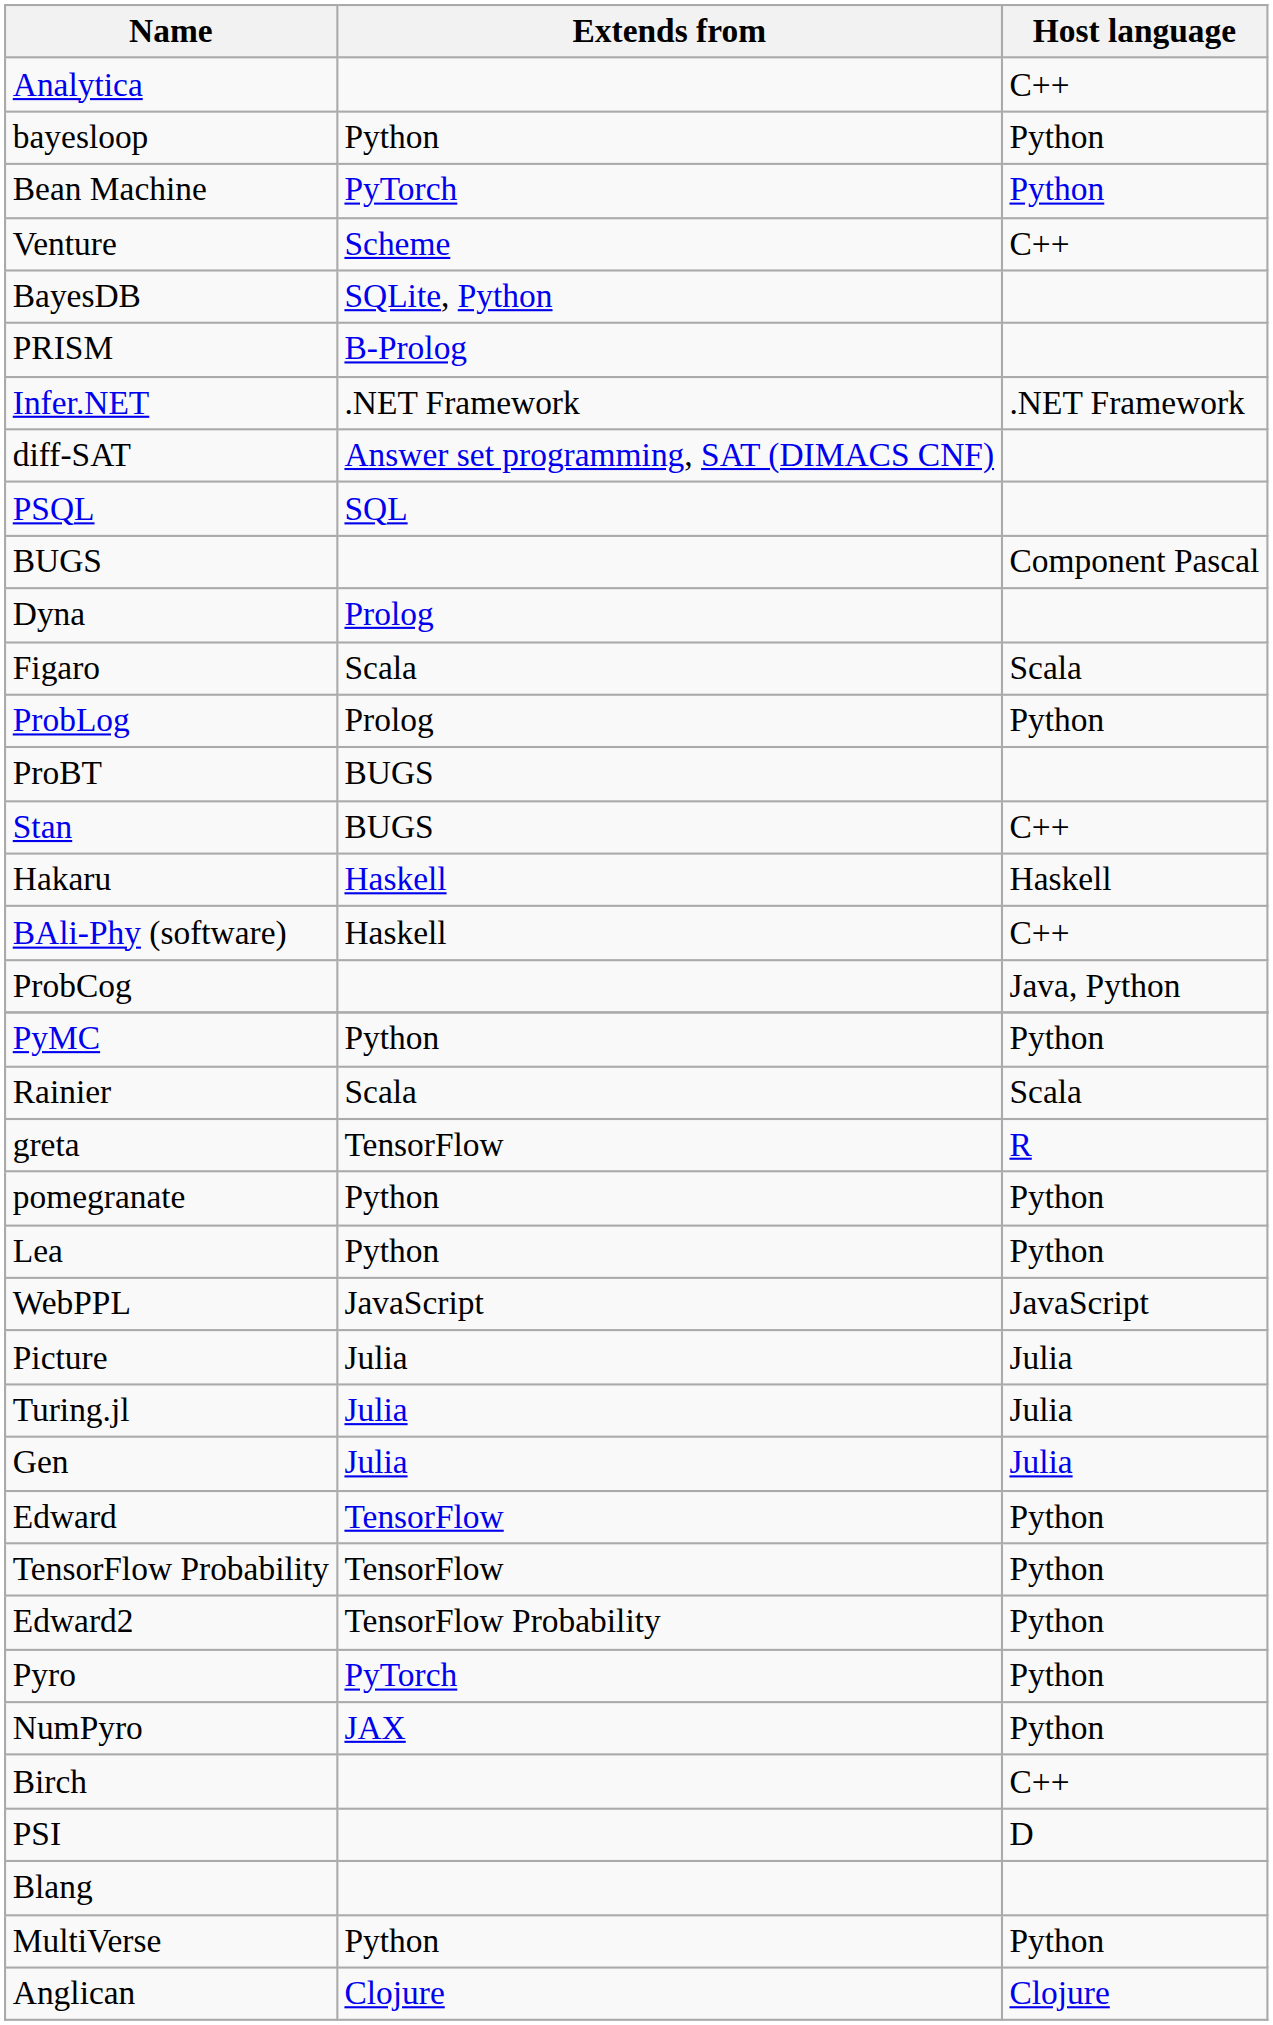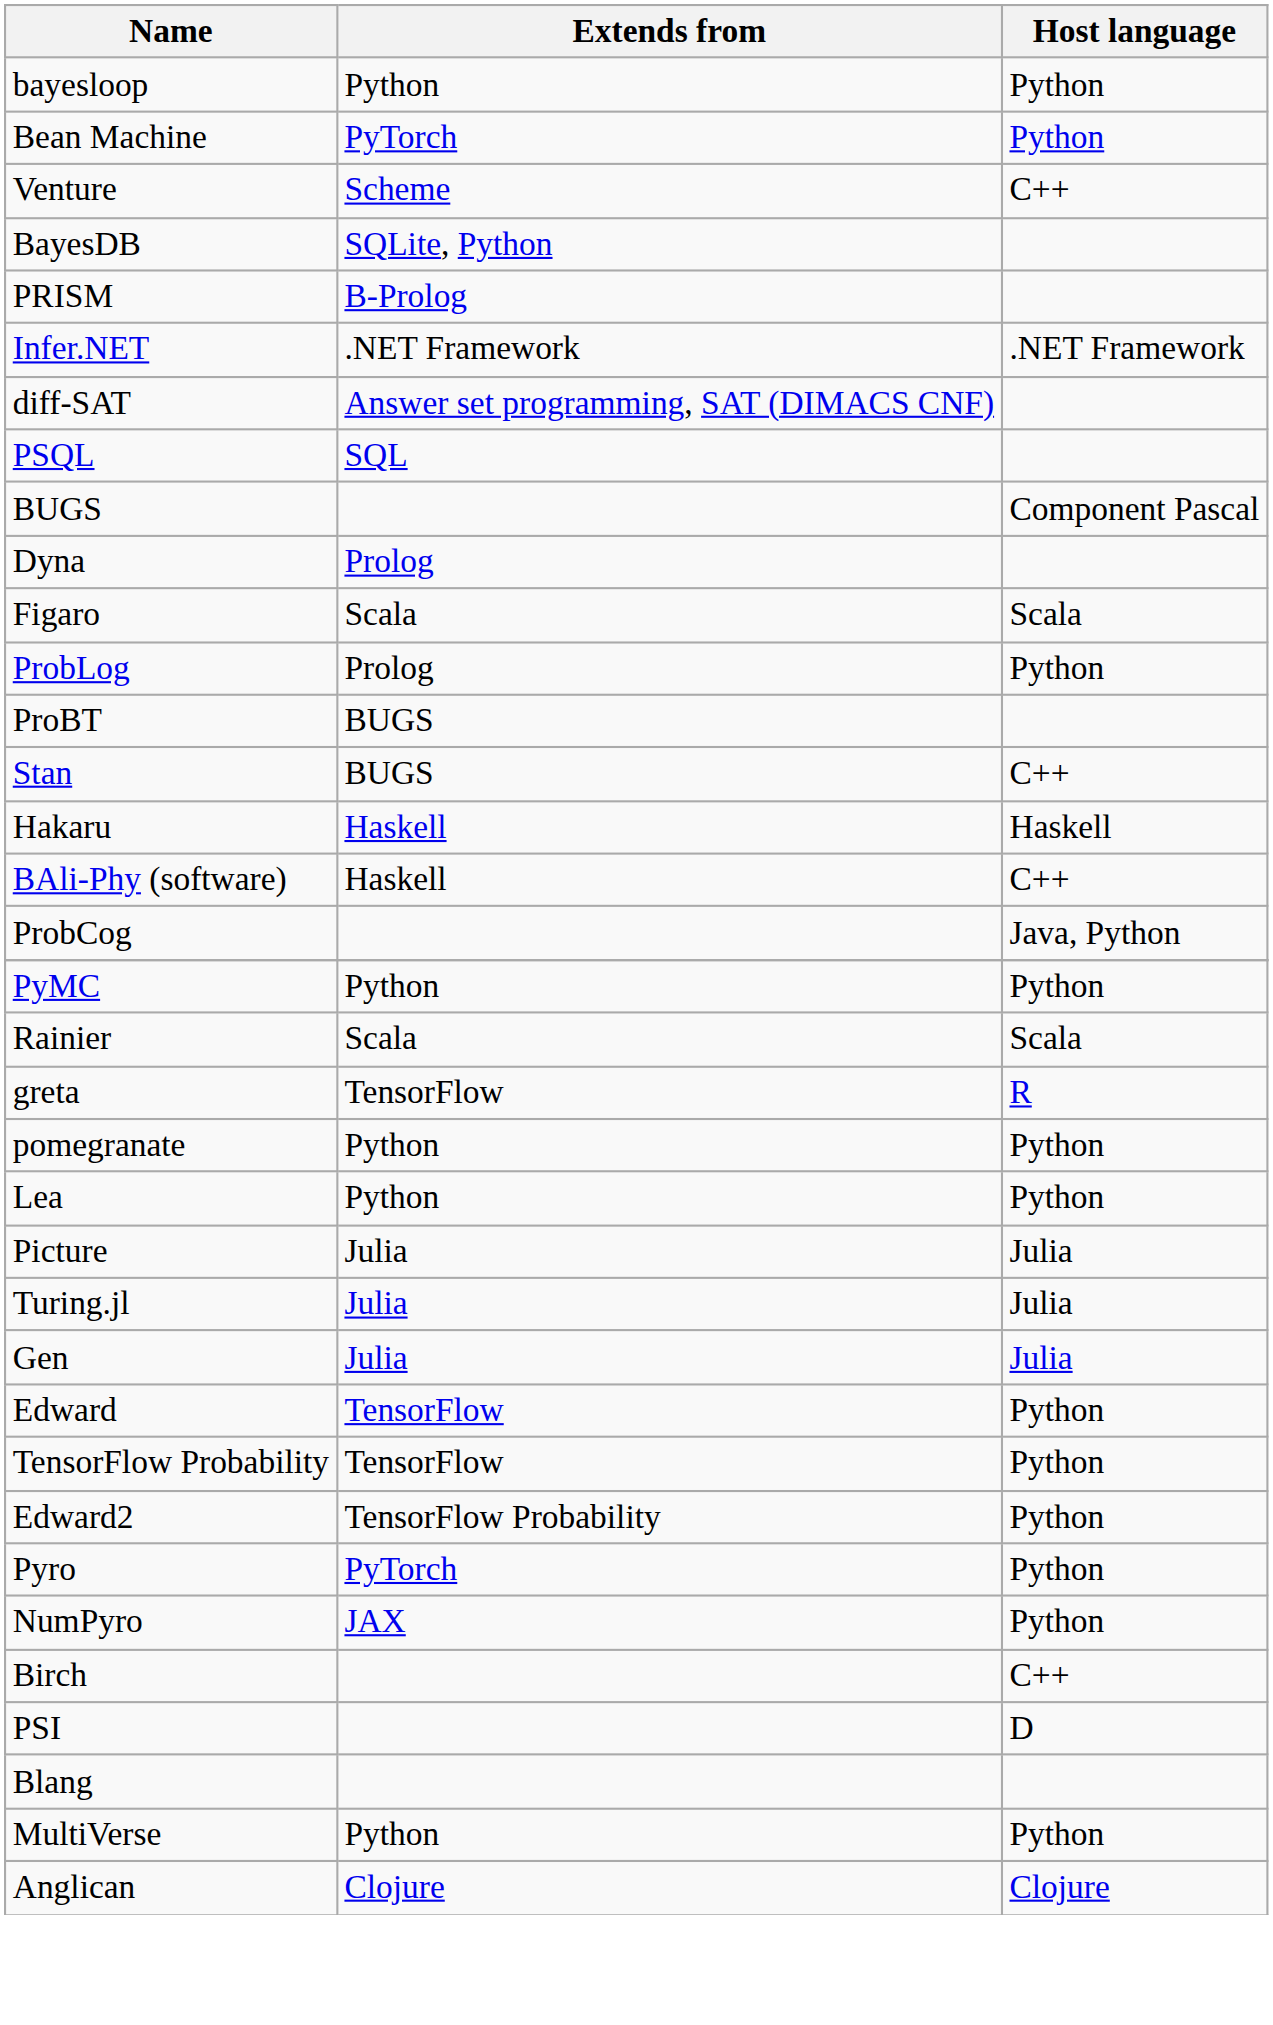- row: (78, 84)
- row: (72, 1303)
